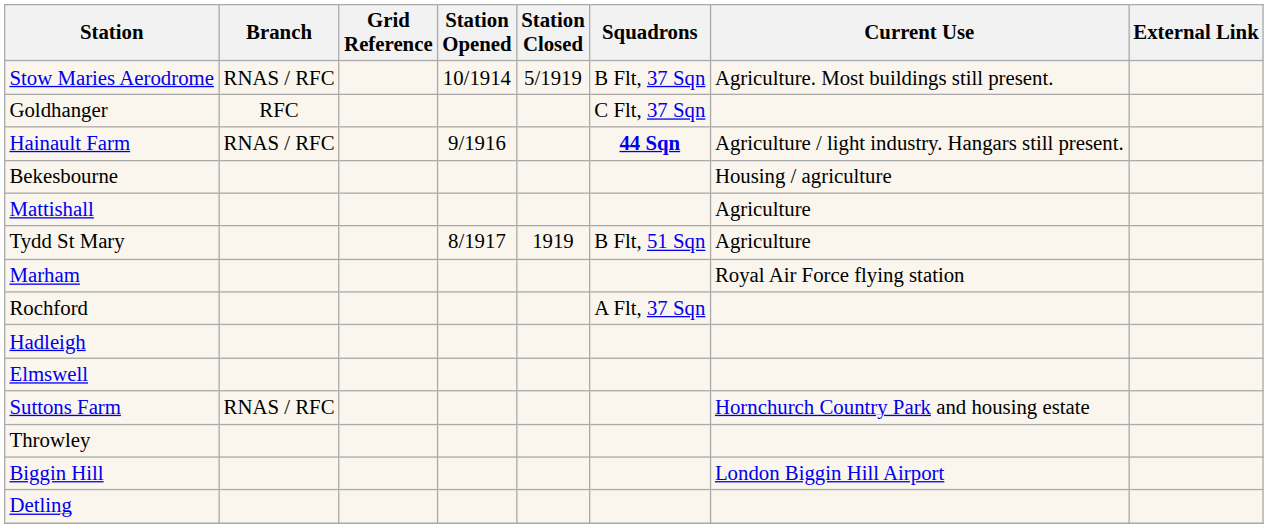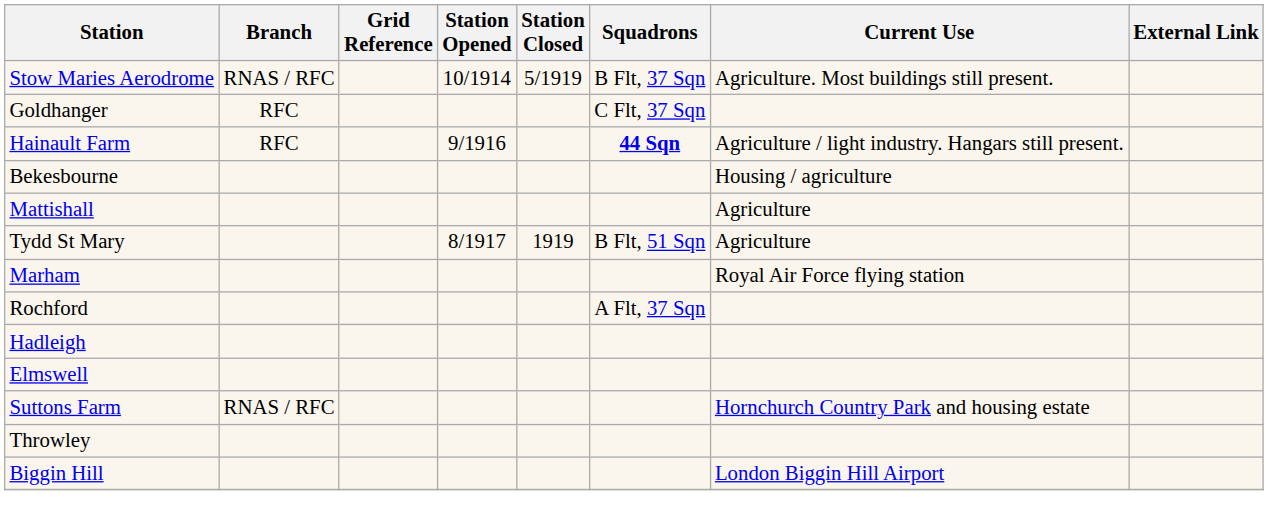(279, 143) RNAS / RFC -> (279, 143) RFC
- row: (41, 506)
